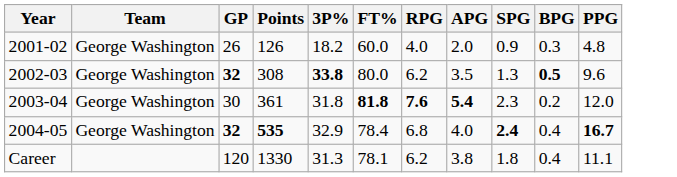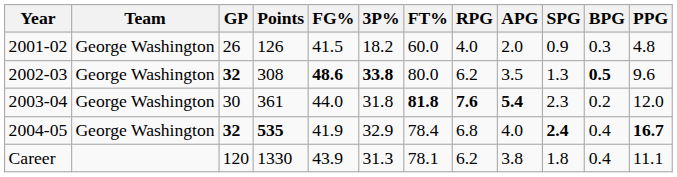+ column: (333, 18)
